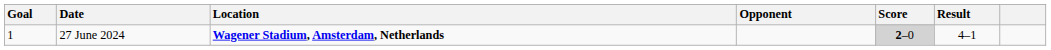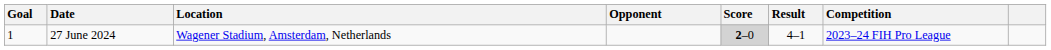+ column: (859, 14)
(328, 35) bold -> (284, 35) normal
